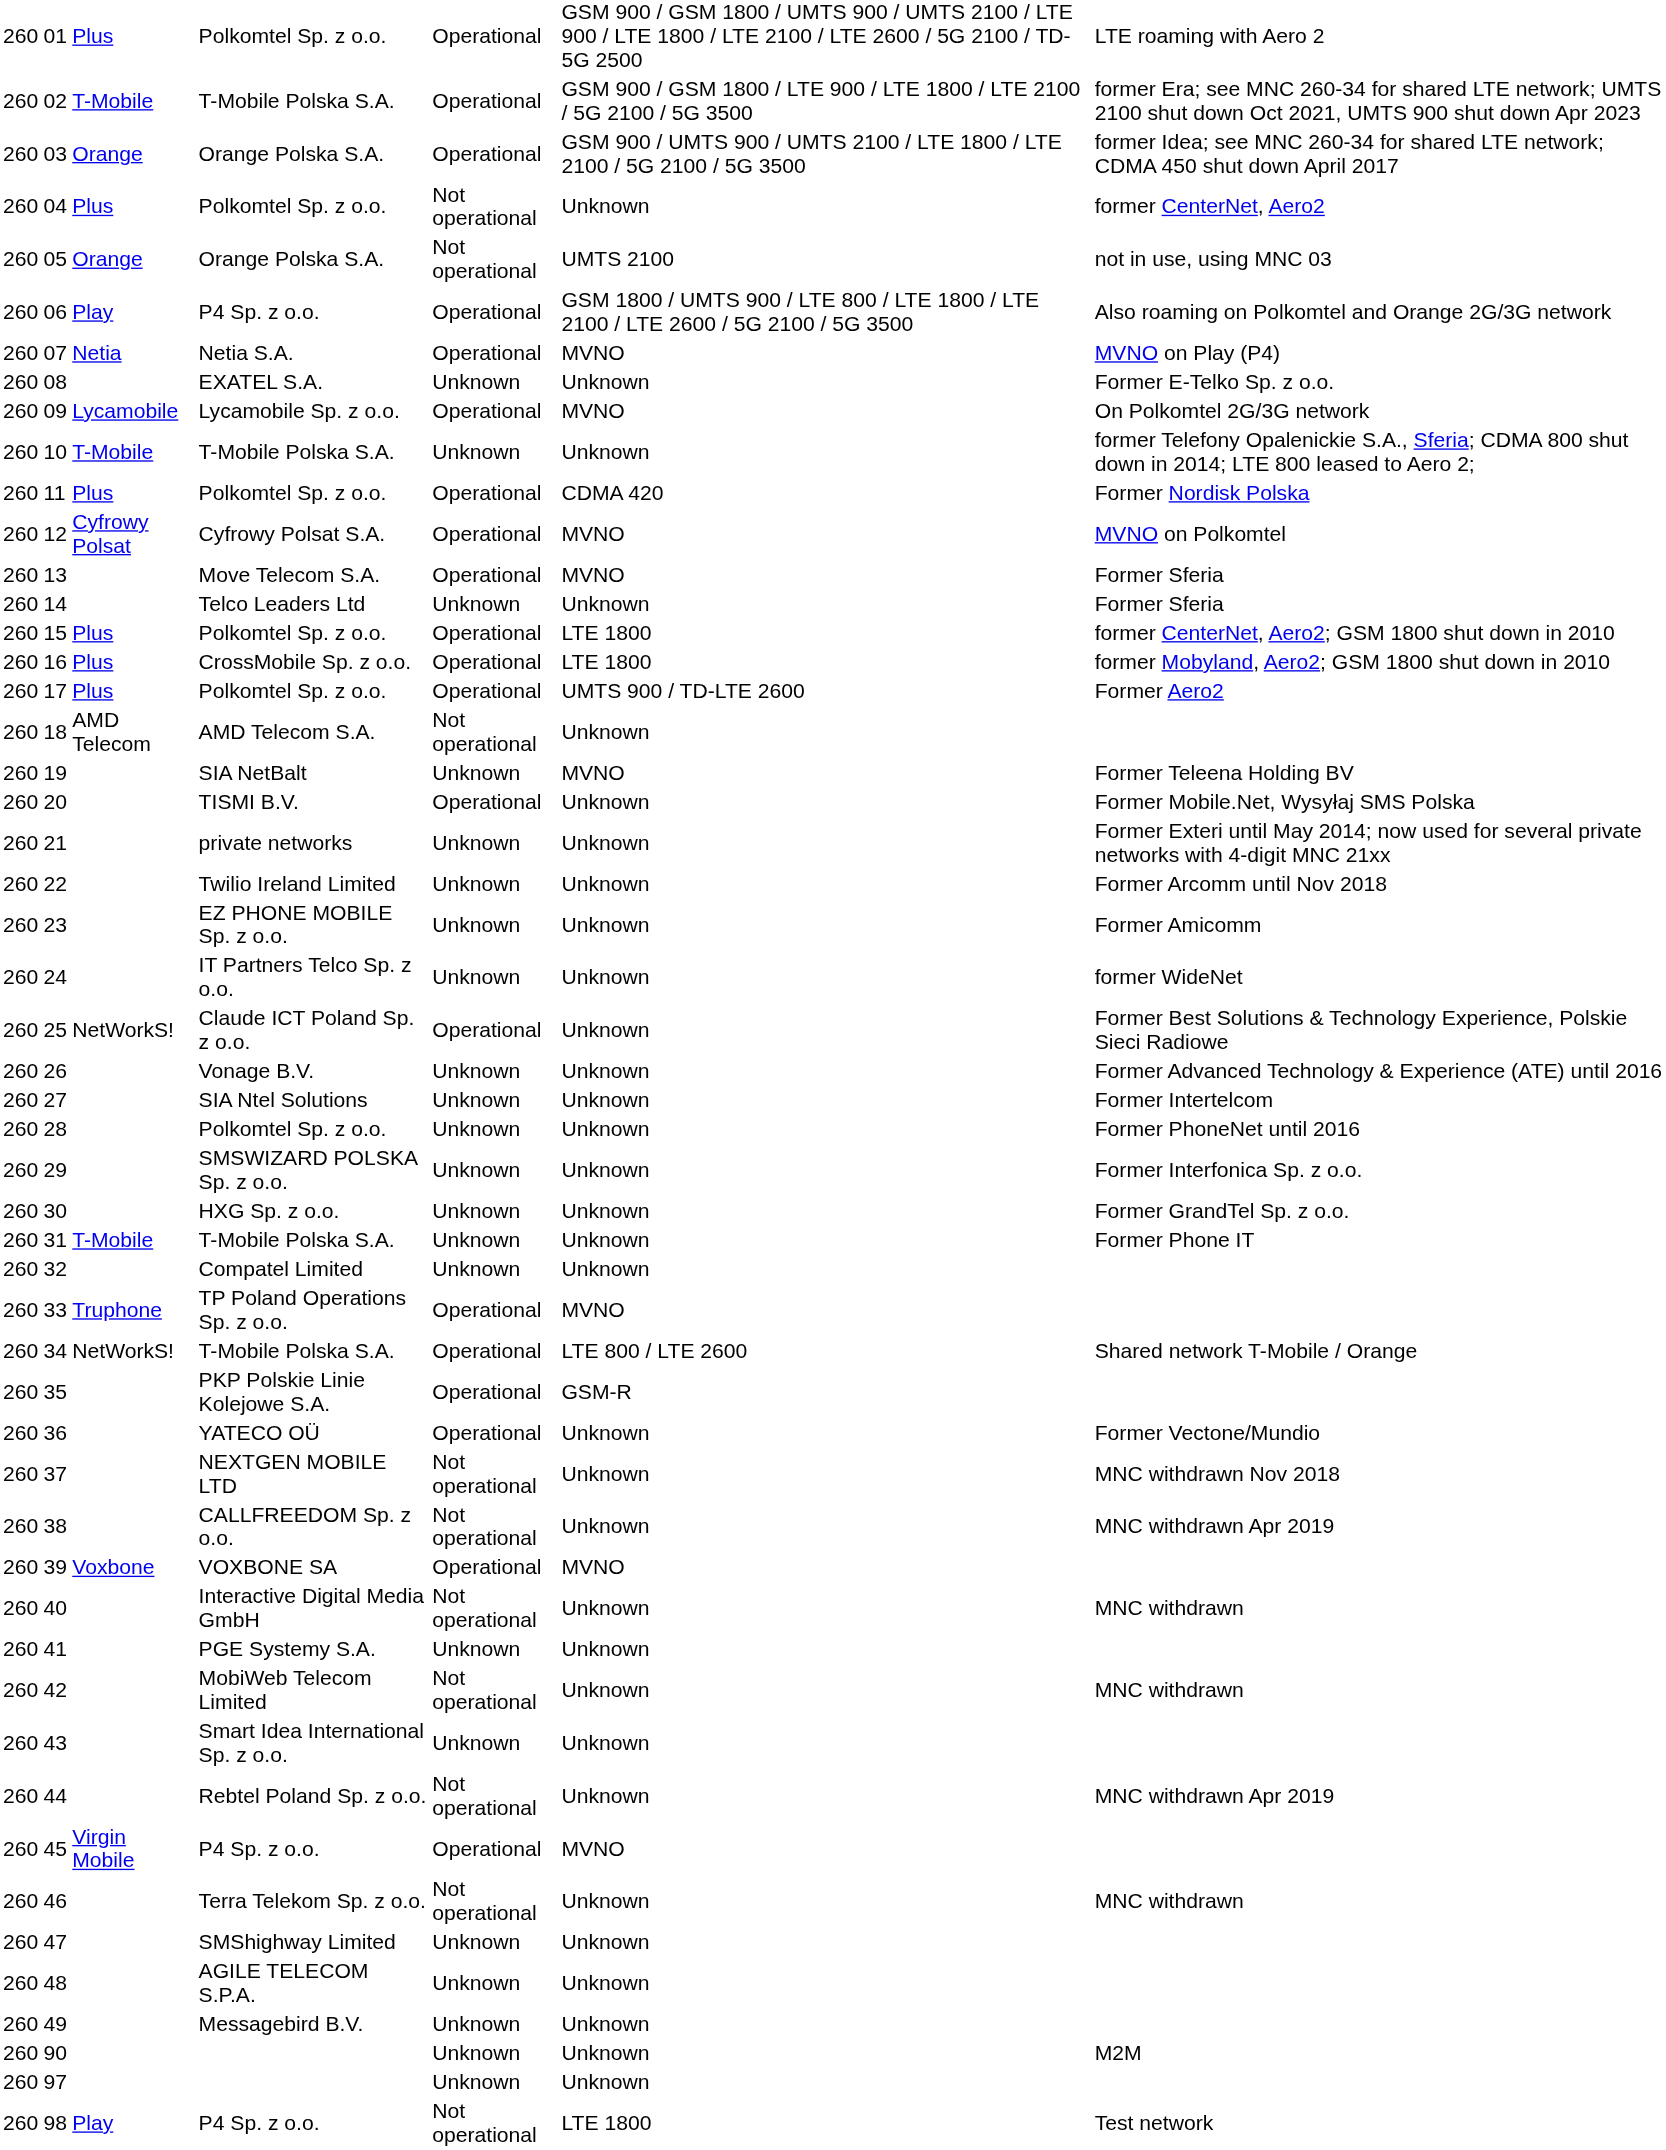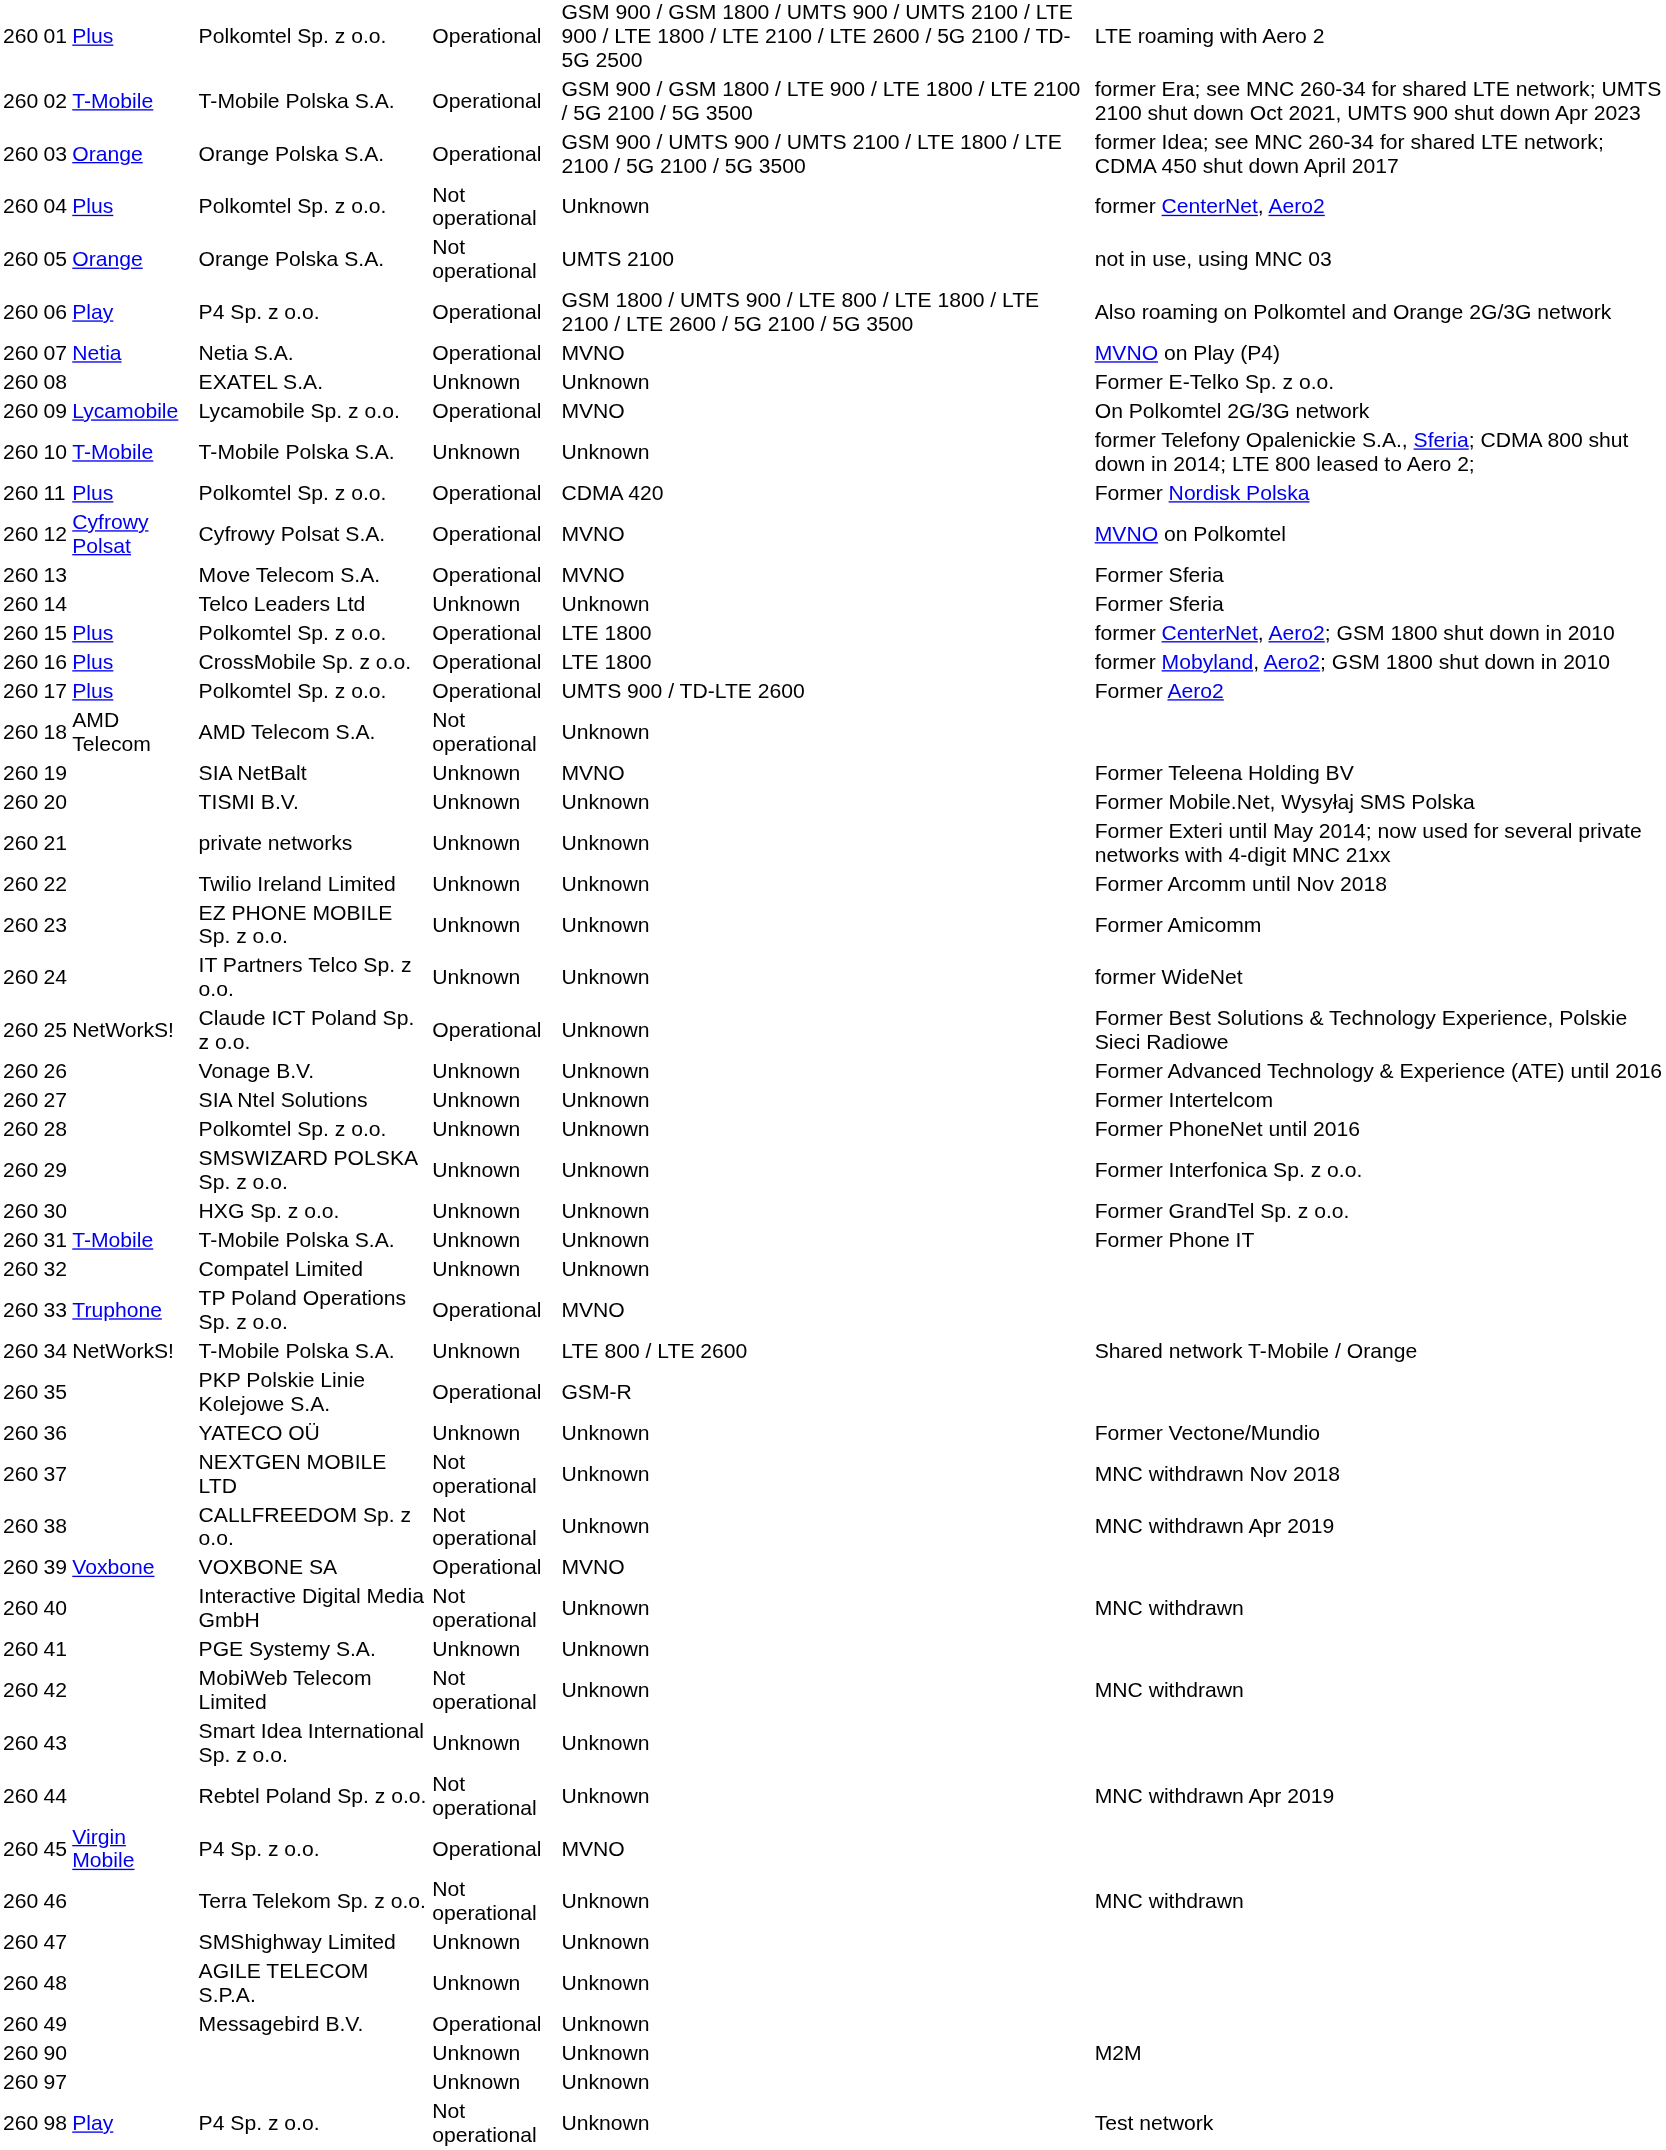(487, 802) Operational -> (476, 802) Unknown
(487, 1351) Operational -> (476, 1351) Unknown
(487, 1433) Operational -> (476, 1433) Unknown
(476, 2024) Unknown -> (487, 2024) Operational
(606, 2123) LTE 1800 -> (605, 2123) Unknown
